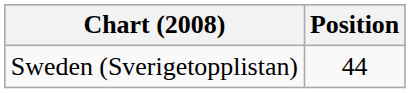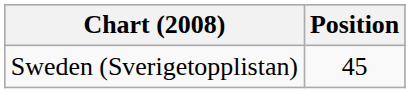(355, 66) 44 -> (355, 66) 45
